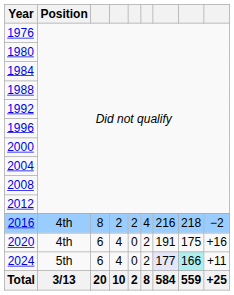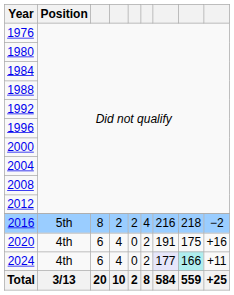(64, 223) 4th -> (64, 223) 5th
(64, 261) 5th -> (64, 261) 4th
